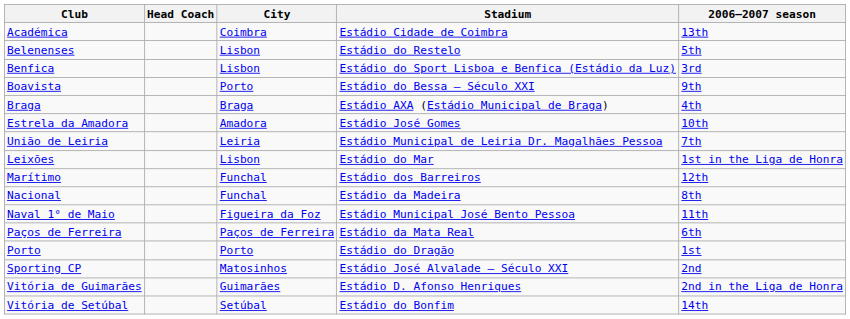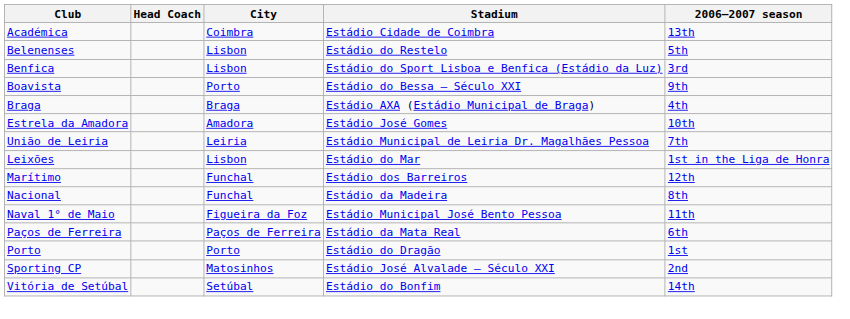- row: (74, 287)
